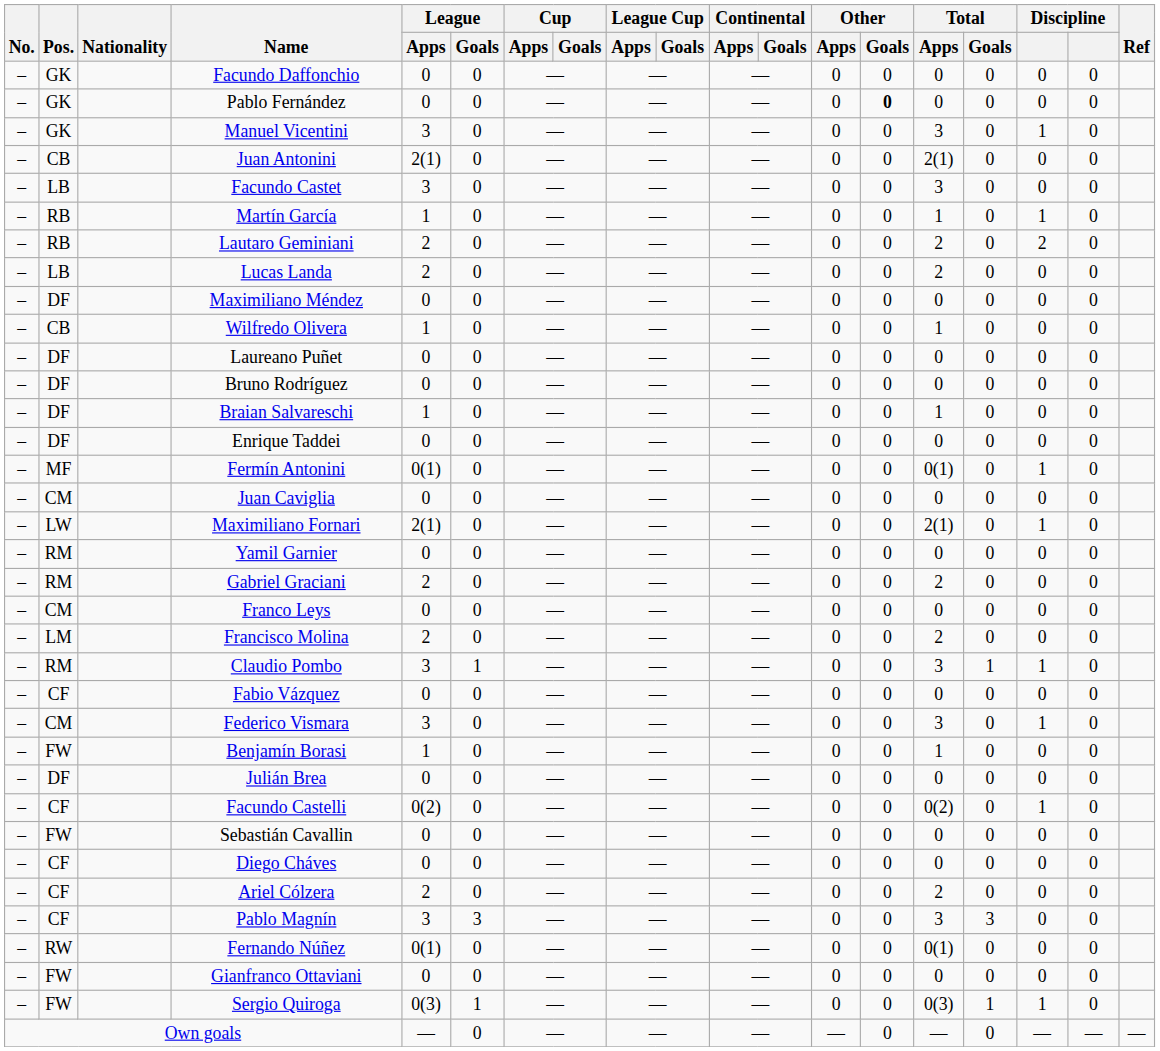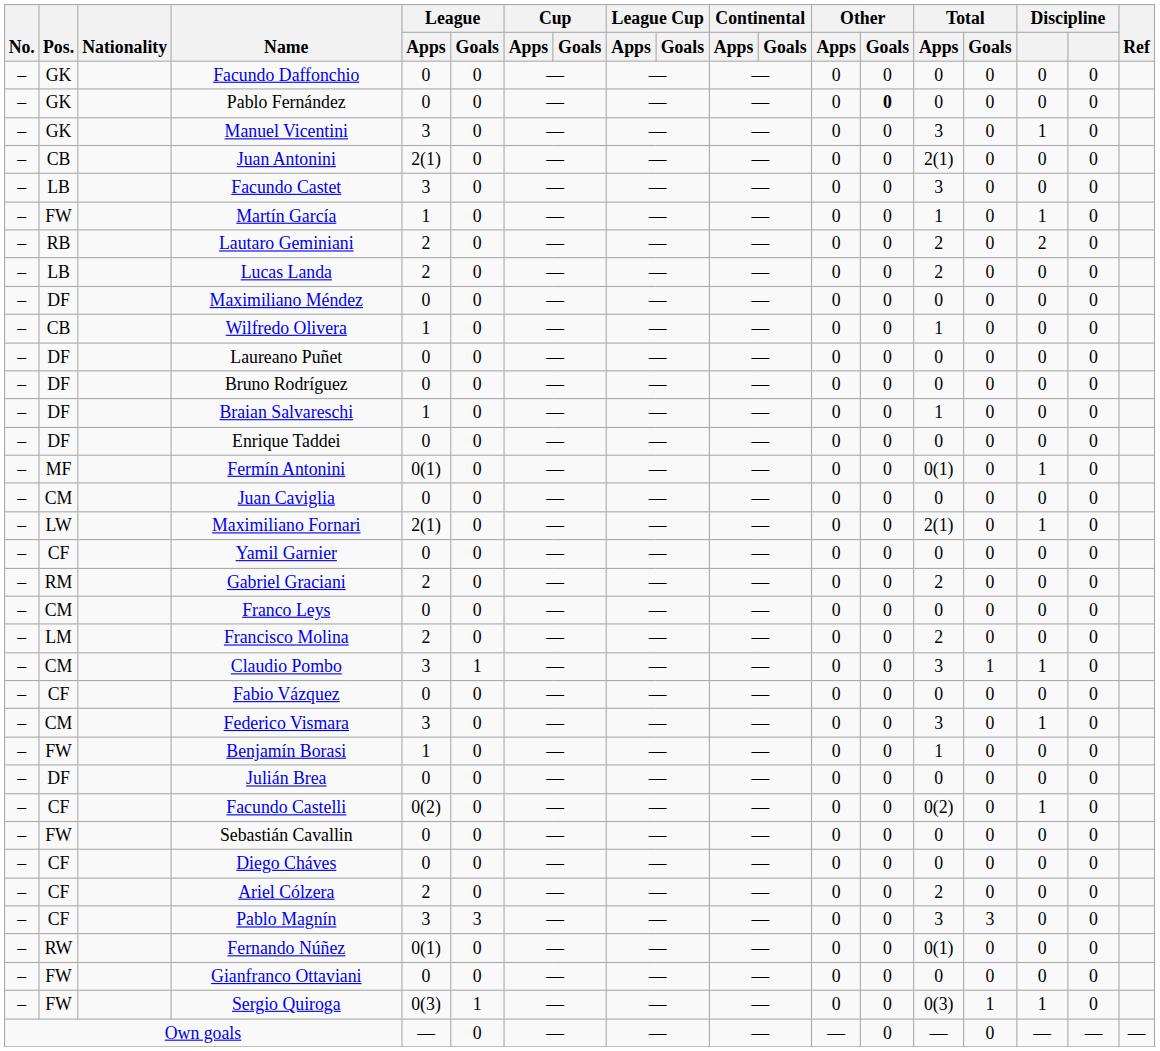(59, 215) RB -> (59, 215) FW
(59, 553) RM -> (59, 553) CF
(59, 666) RM -> (59, 666) CM
